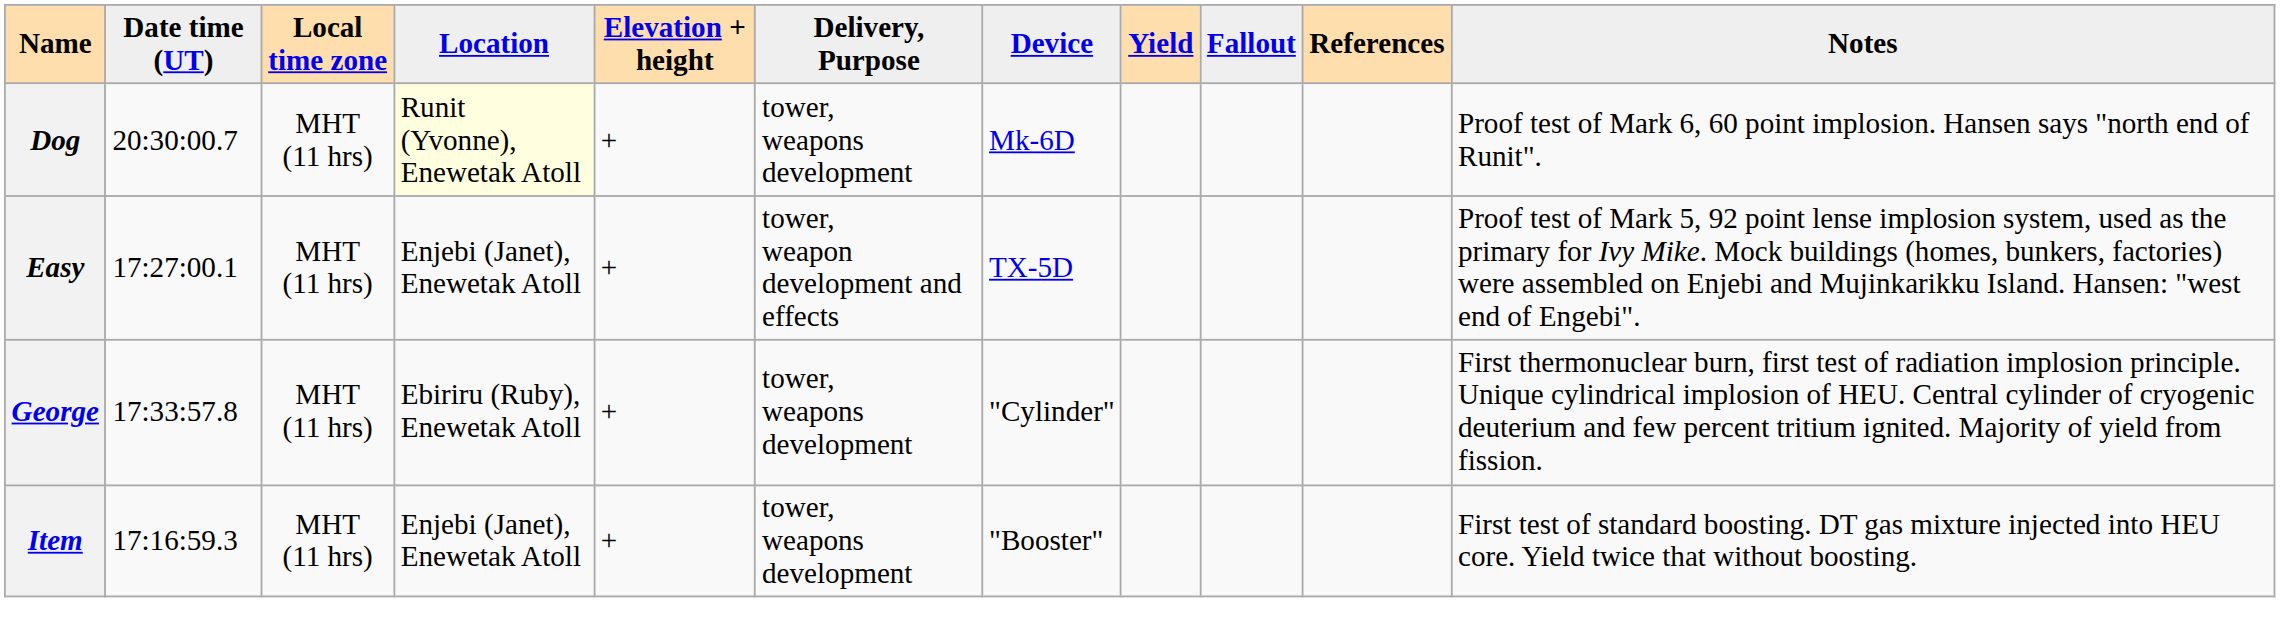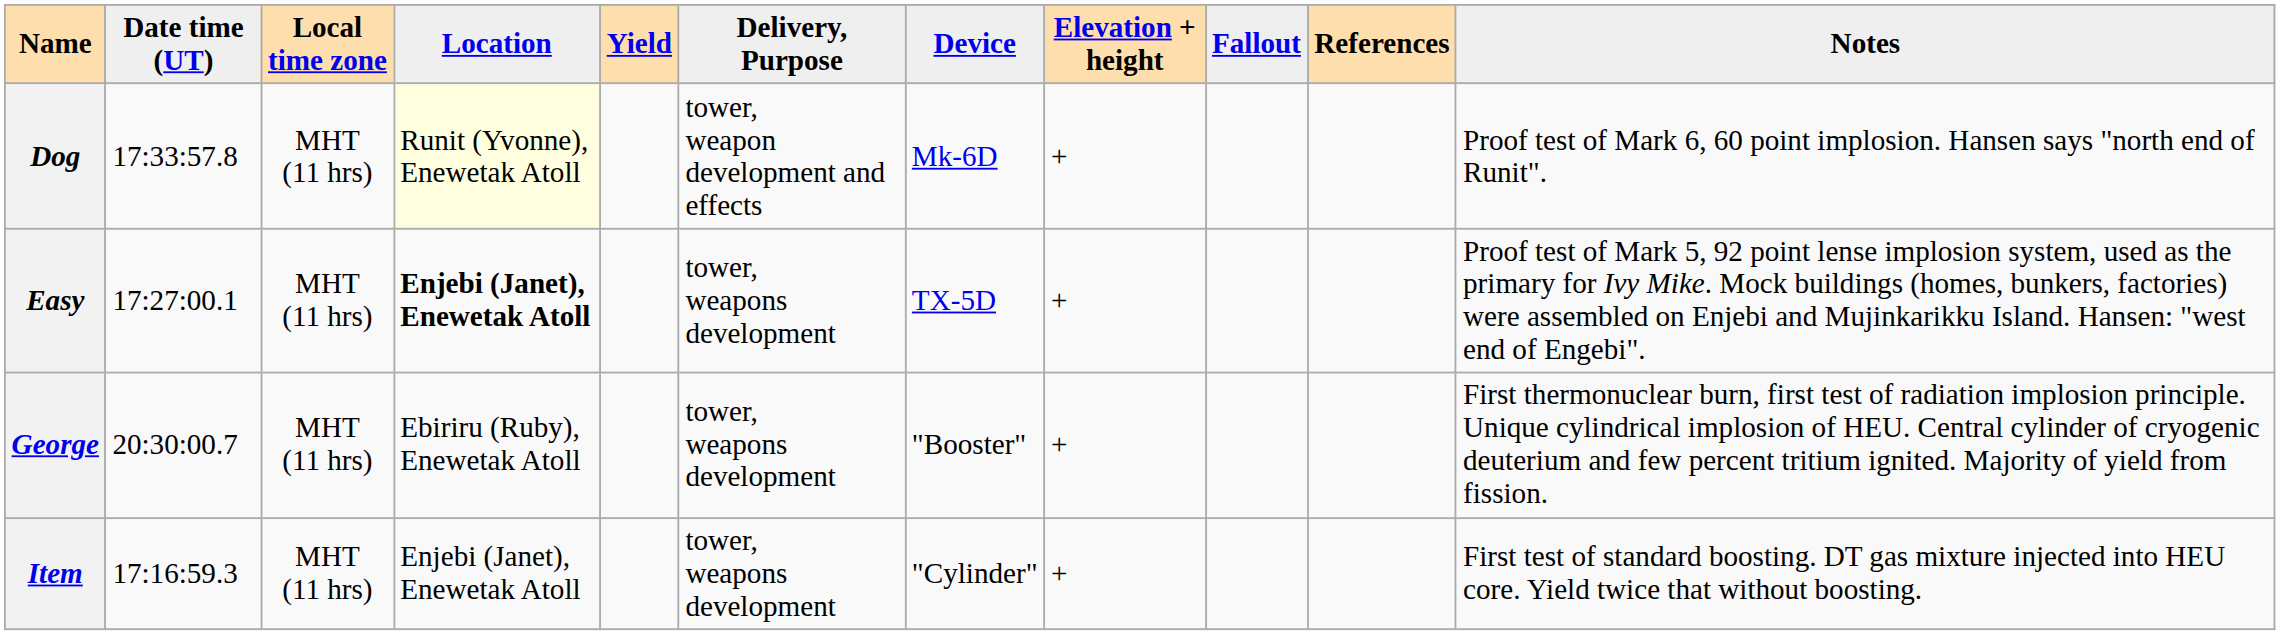columns swapped: (675, 43) <-> (1161, 43)
(175, 139) 20:30:00.7 -> (175, 155) 17:33:57.8
(837, 139) tower, weapons development -> (785, 155) tower, weapon development and effects
(491, 267) normal -> (495, 300) bold
(862, 267) tower, weapon development and effects -> (761, 300) tower, weapons development
(175, 411) 17:33:57.8 -> (175, 444) 20:30:00.7
(1052, 411) "Cylinder" -> (969, 444) "Booster"
(1046, 539) "Booster" -> (975, 572) "Cylinder"
